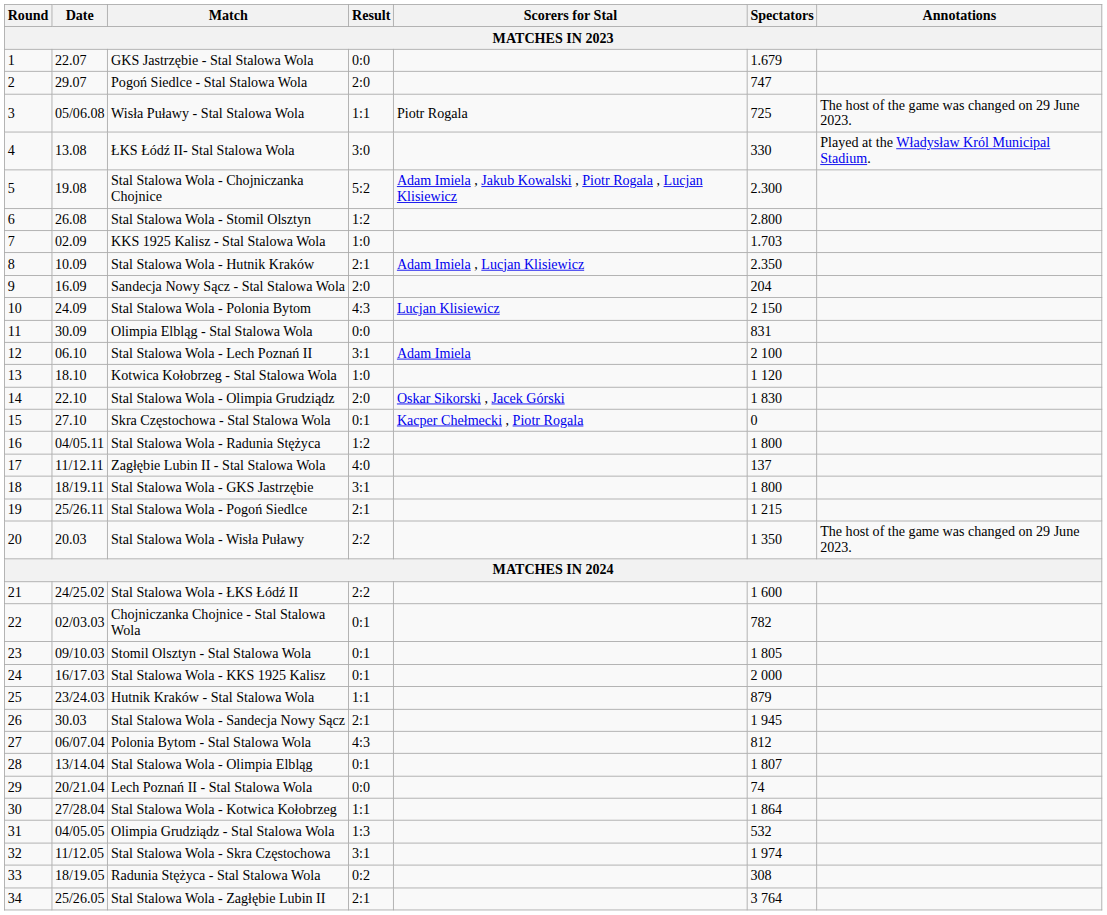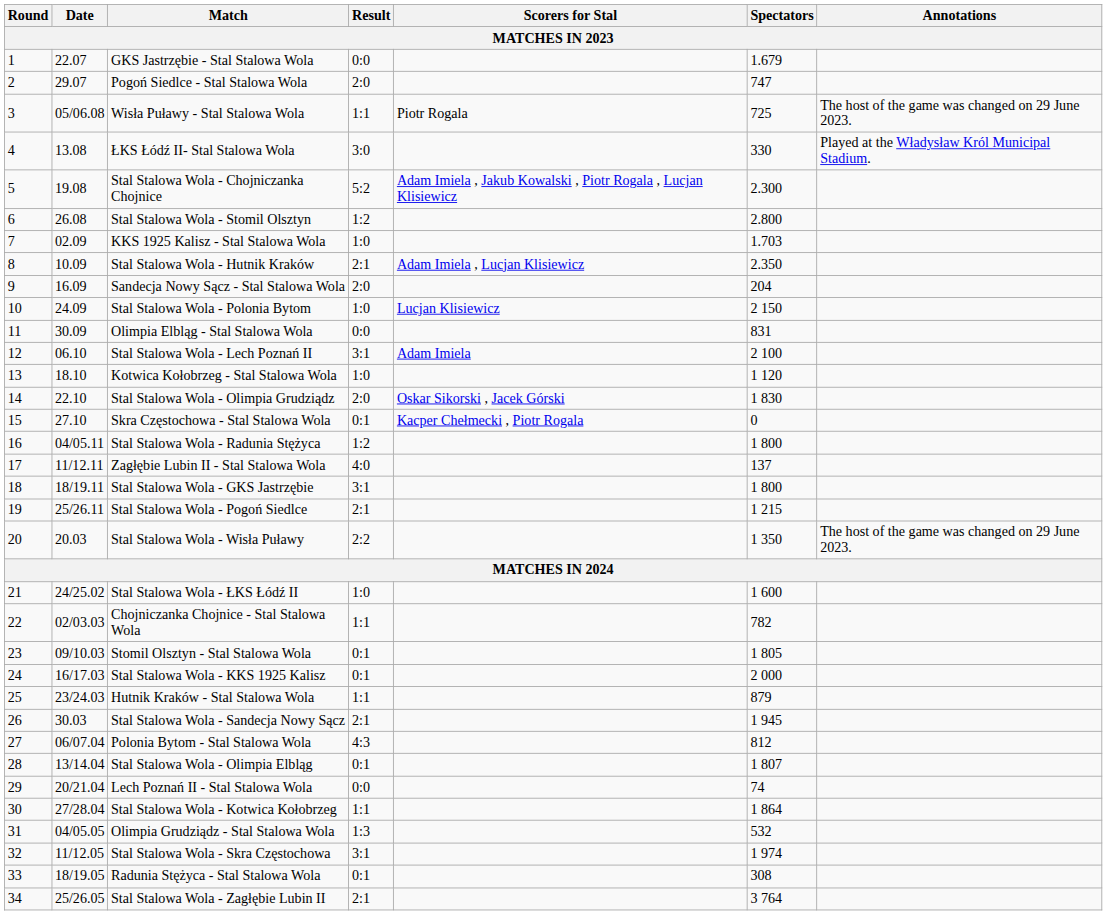(361, 308) 4:3 -> (361, 308) 1:0
(361, 592) 2:2 -> (361, 592) 1:0
(361, 622) 0:1 -> (361, 622) 1:1
(361, 876) 0:2 -> (361, 876) 0:1
